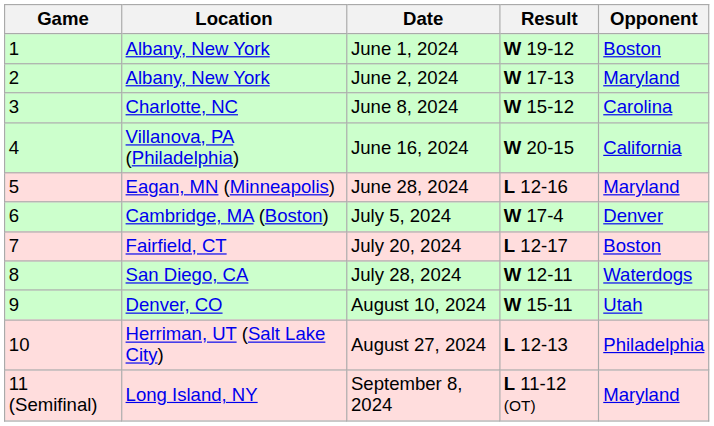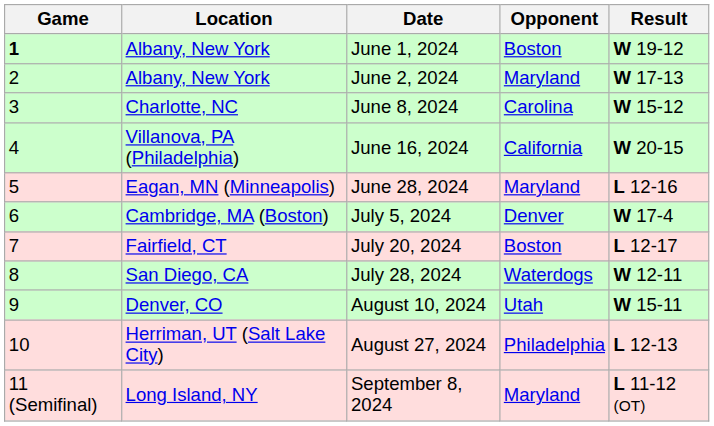columns swapped: (654, 19) <-> (549, 19)
(14, 48) normal -> (14, 48) bold
